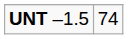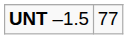(108, 19) 74 -> (108, 19) 77
